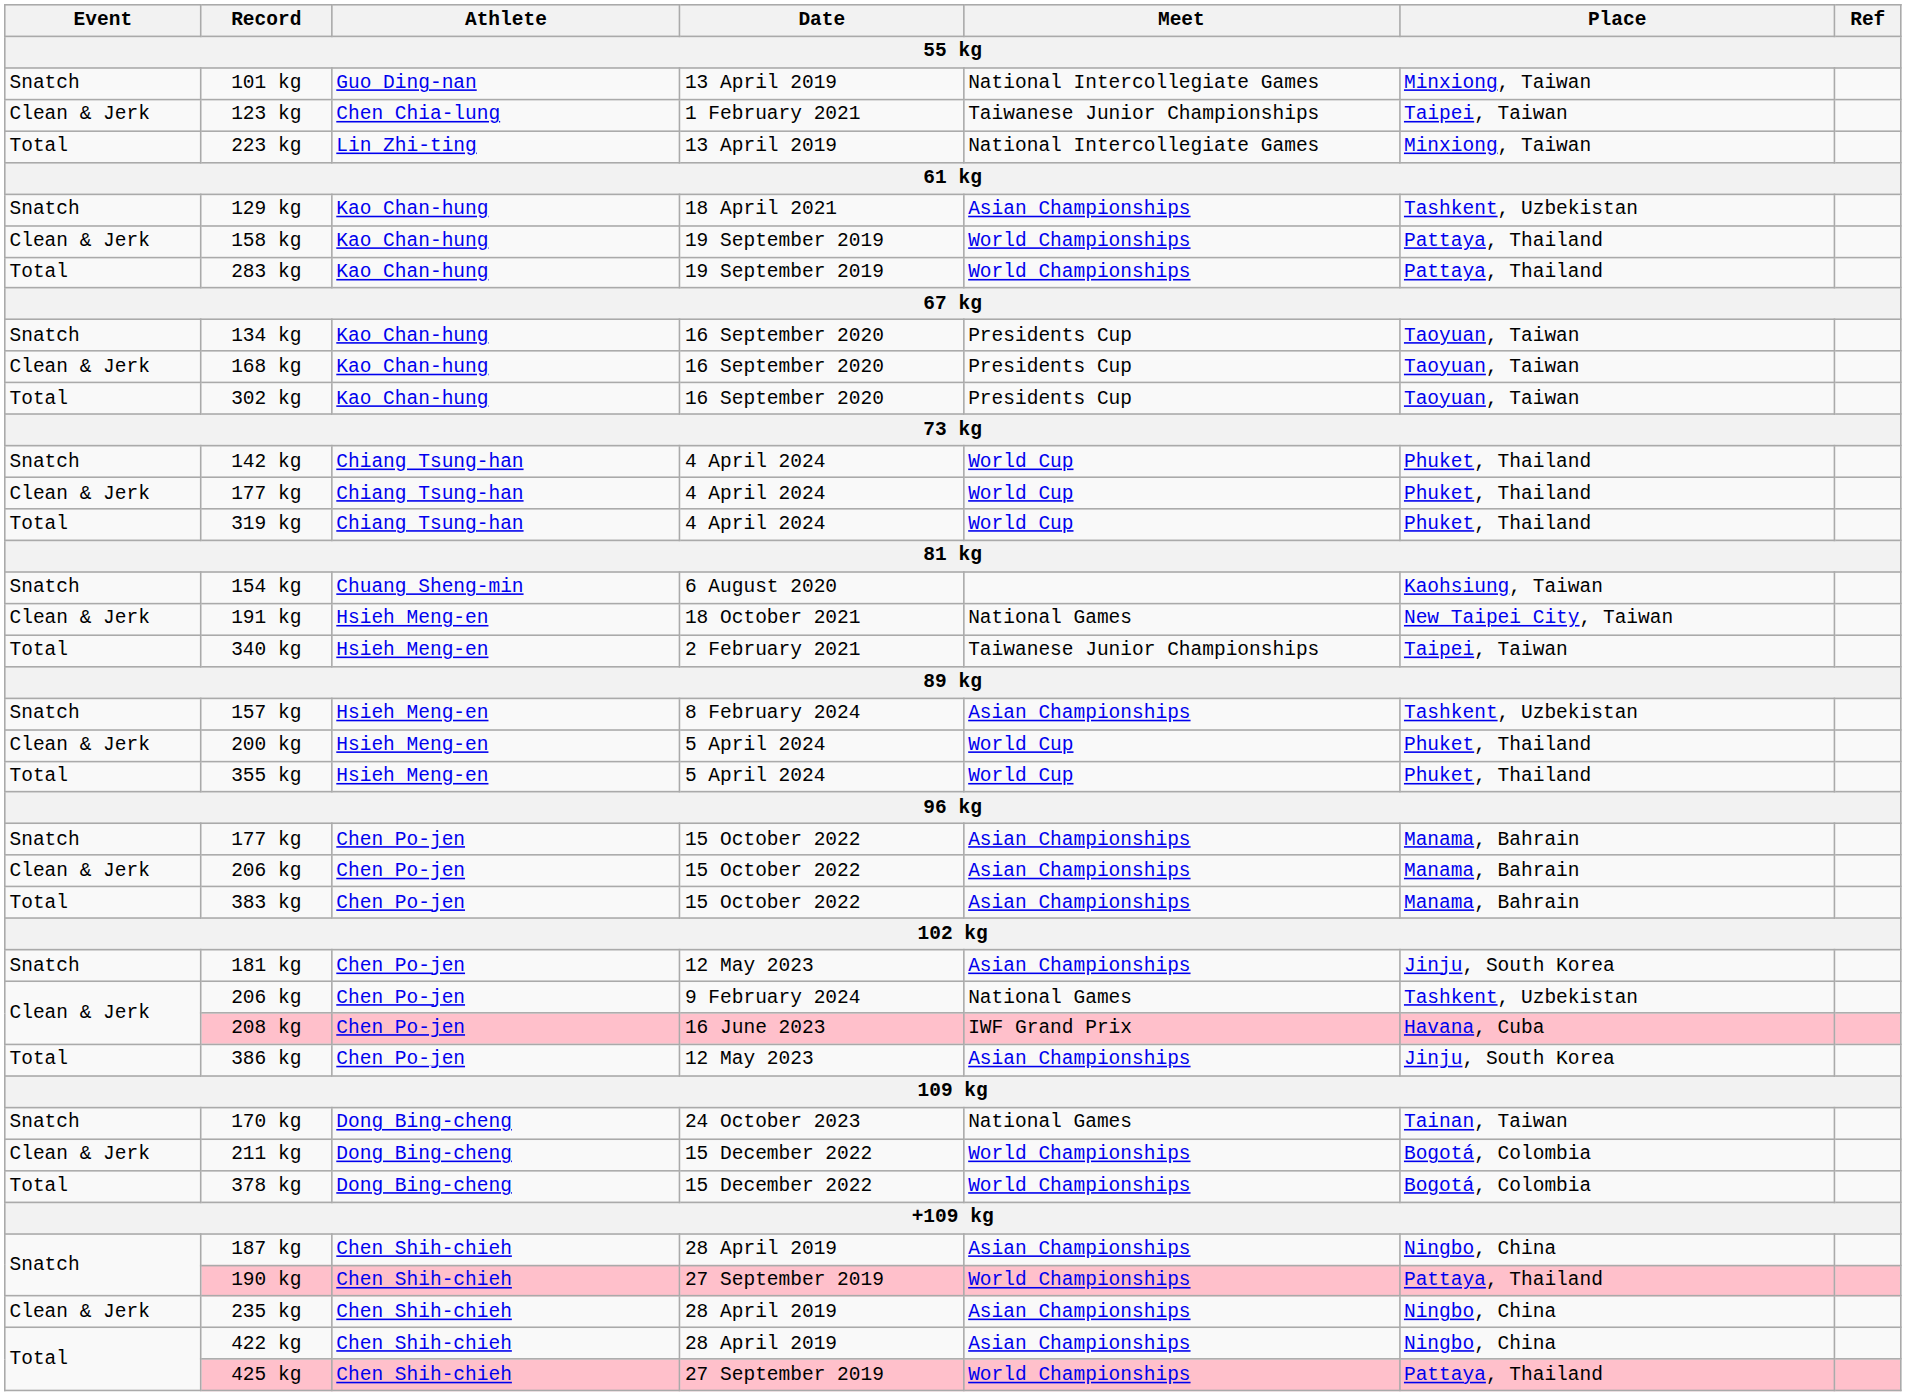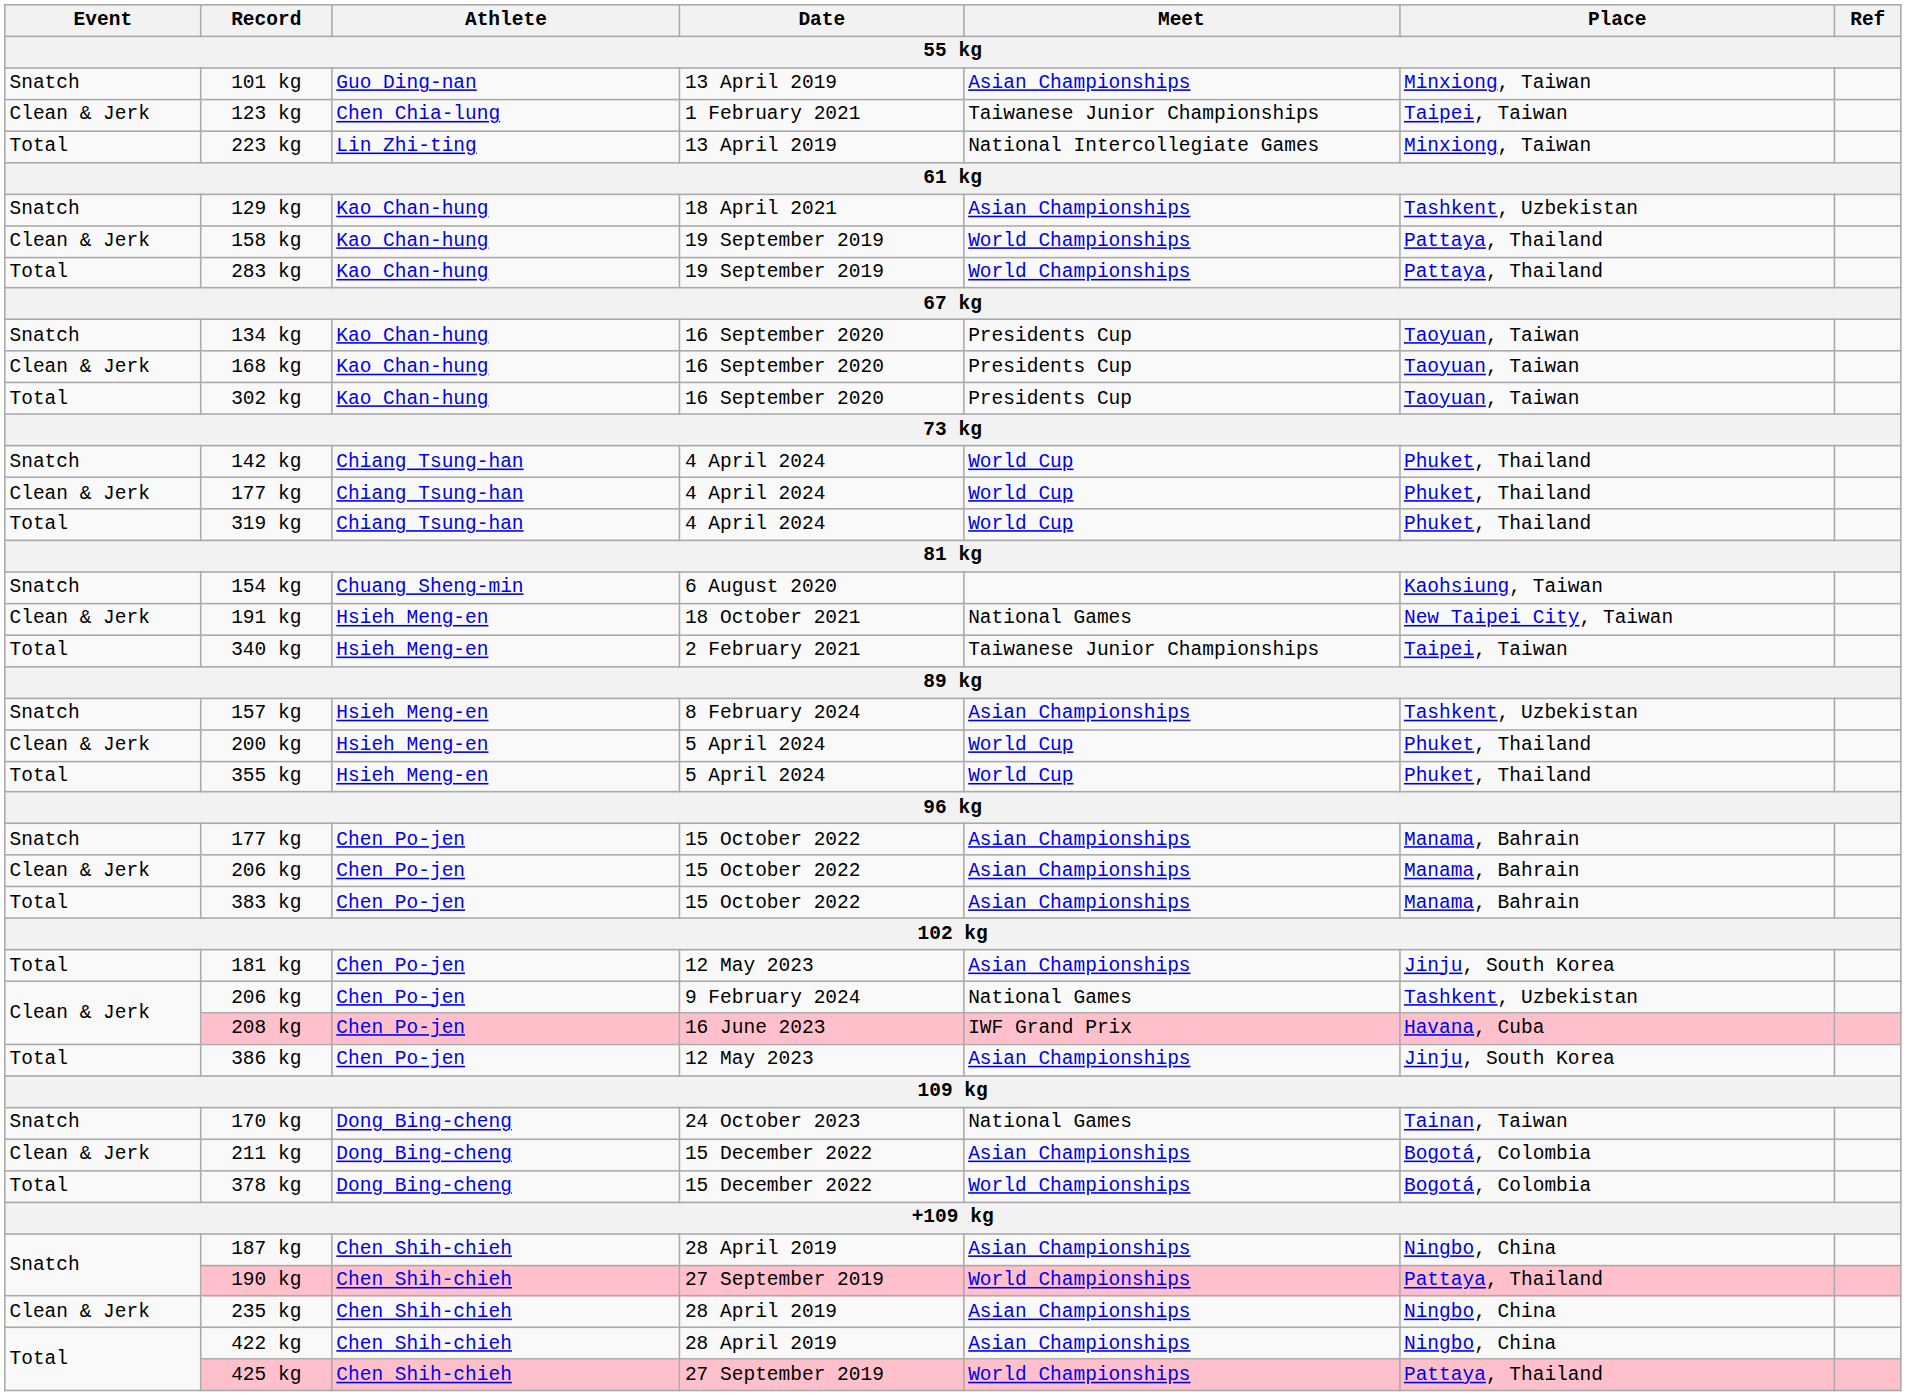(1144, 84) National Intercollegiate Games -> (1079, 84) Asian Championships
(45, 966) Snatch -> (39, 966) Total
(1079, 1155) World Championships -> (1079, 1155) Asian Championships
